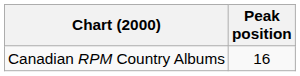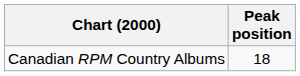(262, 58) 16 -> (262, 58) 18
